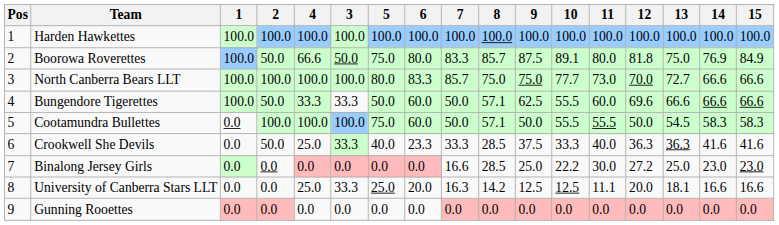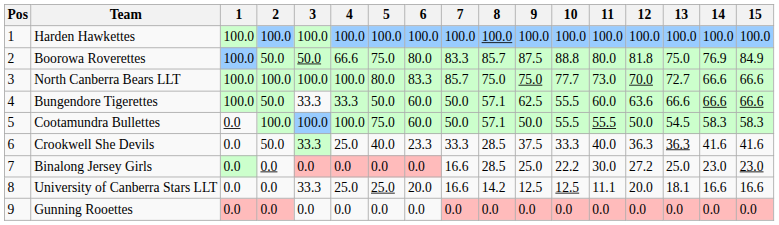columns swapped: (349, 15) <-> (313, 15)
(567, 58) 89.1 -> (567, 58) 88.8
(641, 101) 69.6 -> (641, 101) 63.6
(457, 187) 16.3 -> (457, 187) 16.6
